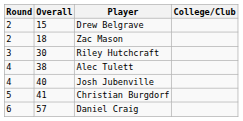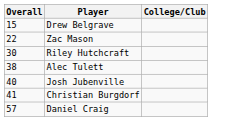- column: (19, 11)
(41, 39) 18 -> (12, 39) 22
